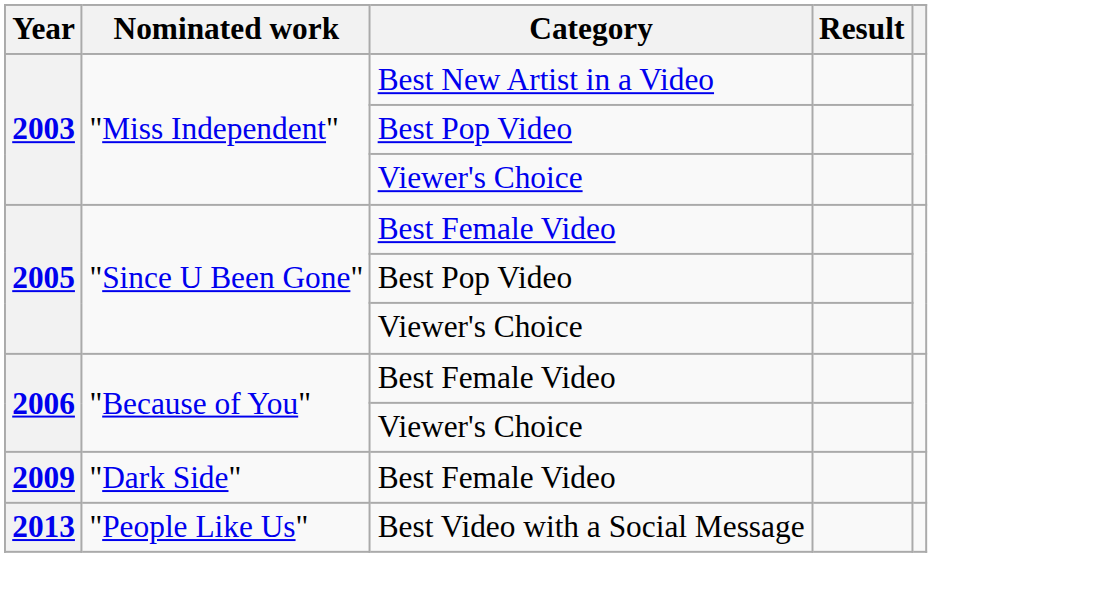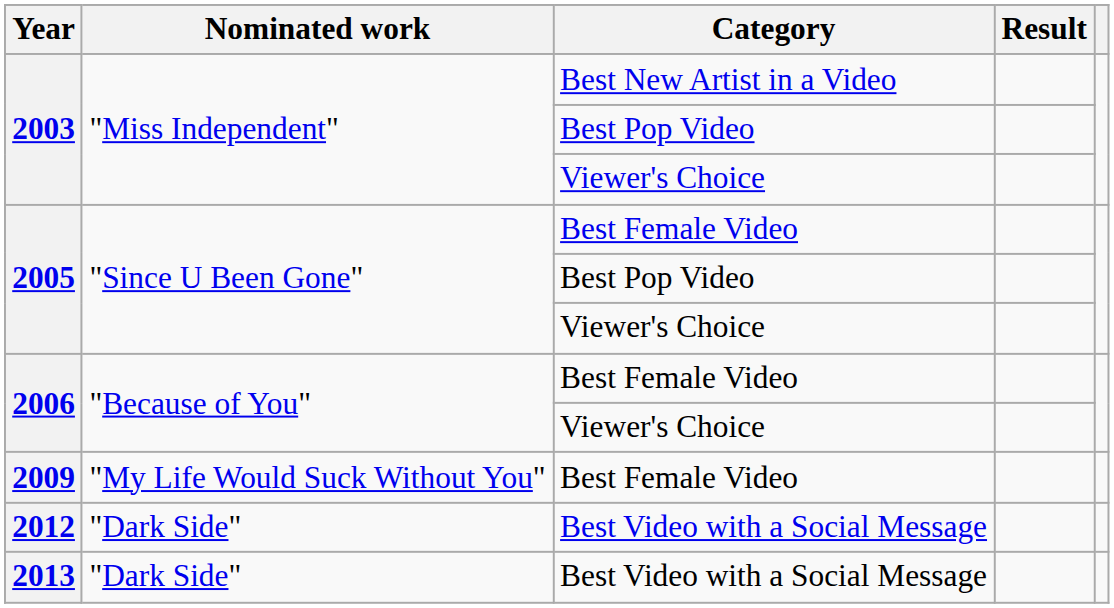(165, 476) "Dark Side" -> (318, 476) "My Life Would Suck Without You"
+ row: (44, 526)
(199, 526) "People Like Us" -> (165, 576) "Dark Side"
